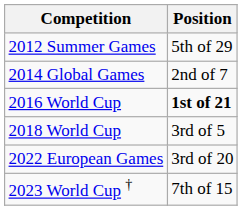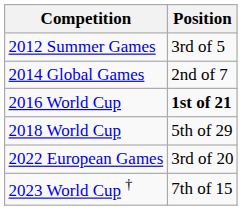(202, 46) 5th of 29 -> (198, 46) 3rd of 5
(198, 131) 3rd of 5 -> (202, 131) 5th of 29
